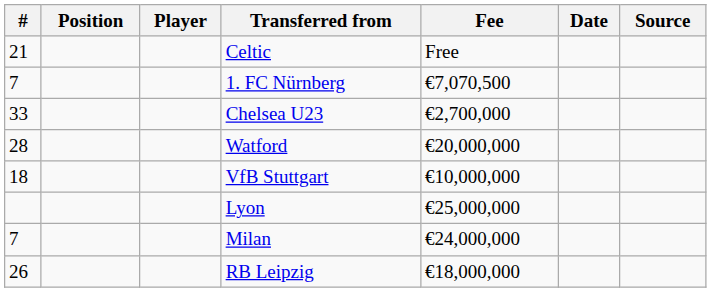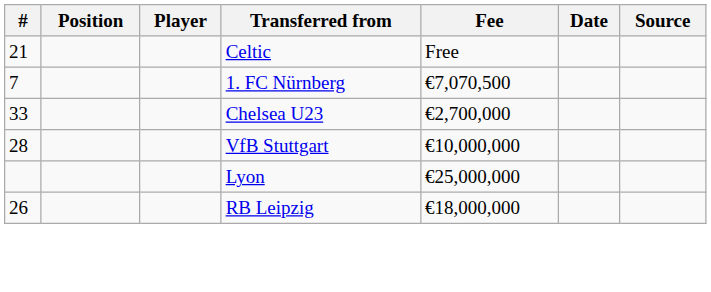- row: (257, 145)
(19, 176) 18 -> (19, 145) 28
- row: (248, 239)
